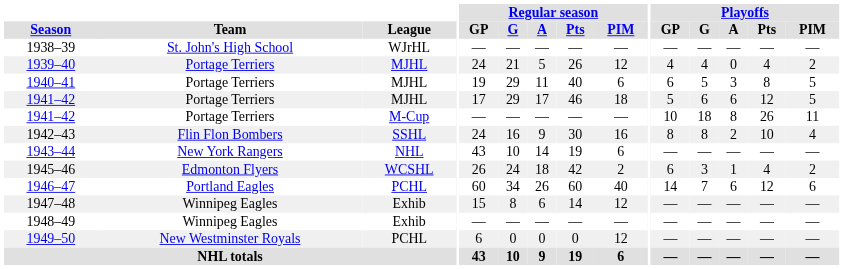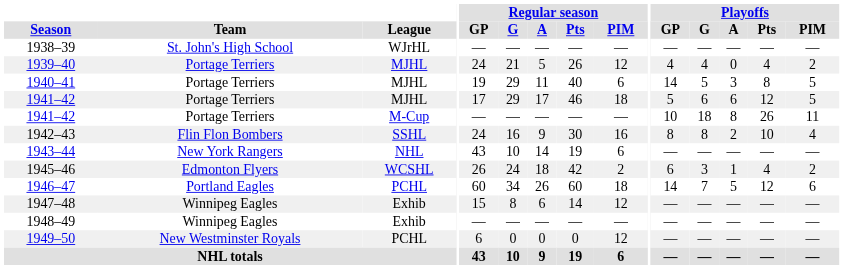(670, 82) 6 -> (670, 82) 14
(621, 186) 40 -> (621, 186) 18
(733, 186) 6 -> (733, 186) 5
